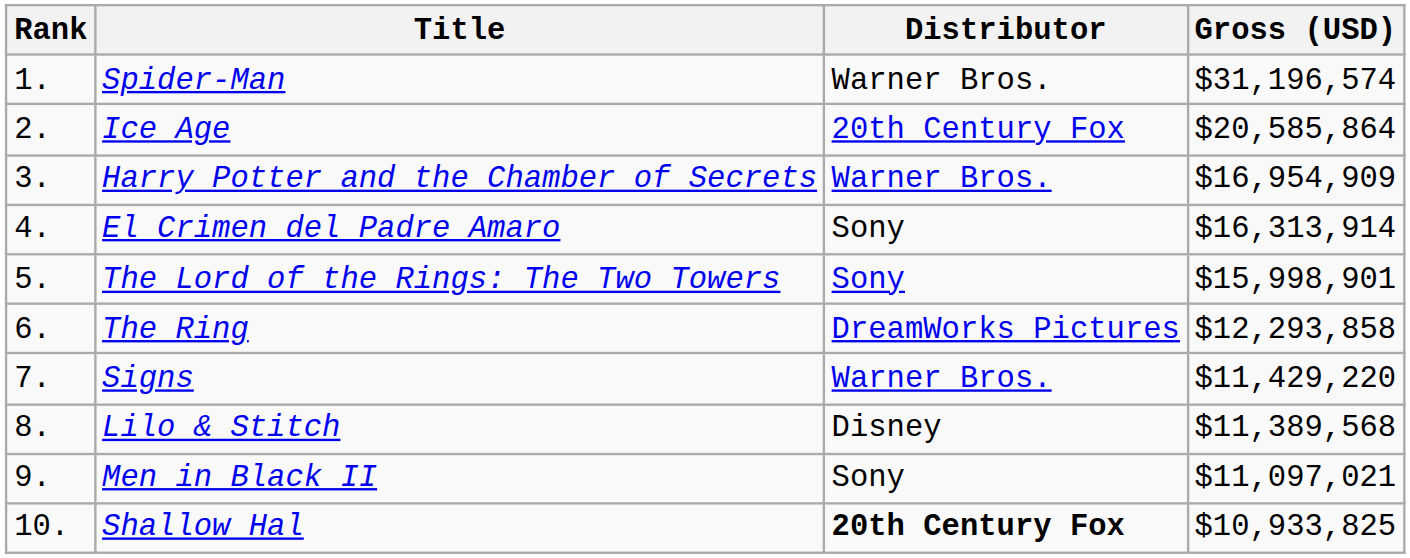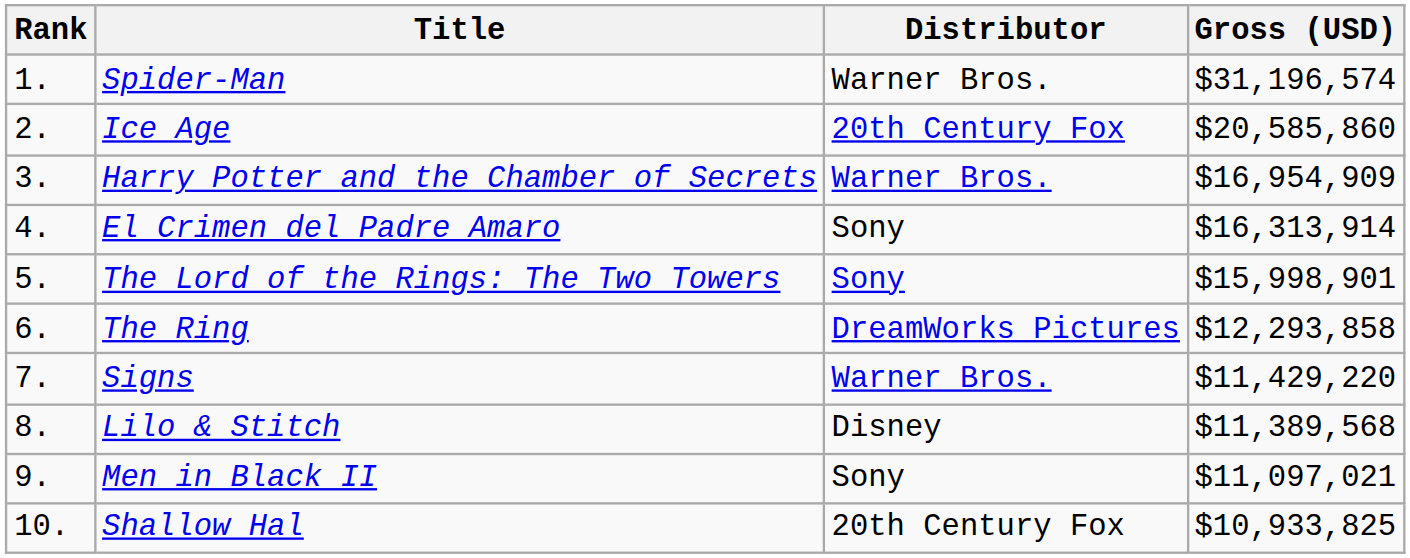(1295, 130) $20,585,864 -> (1295, 130) $20,585,860
(978, 528) bold -> (978, 528) normal
